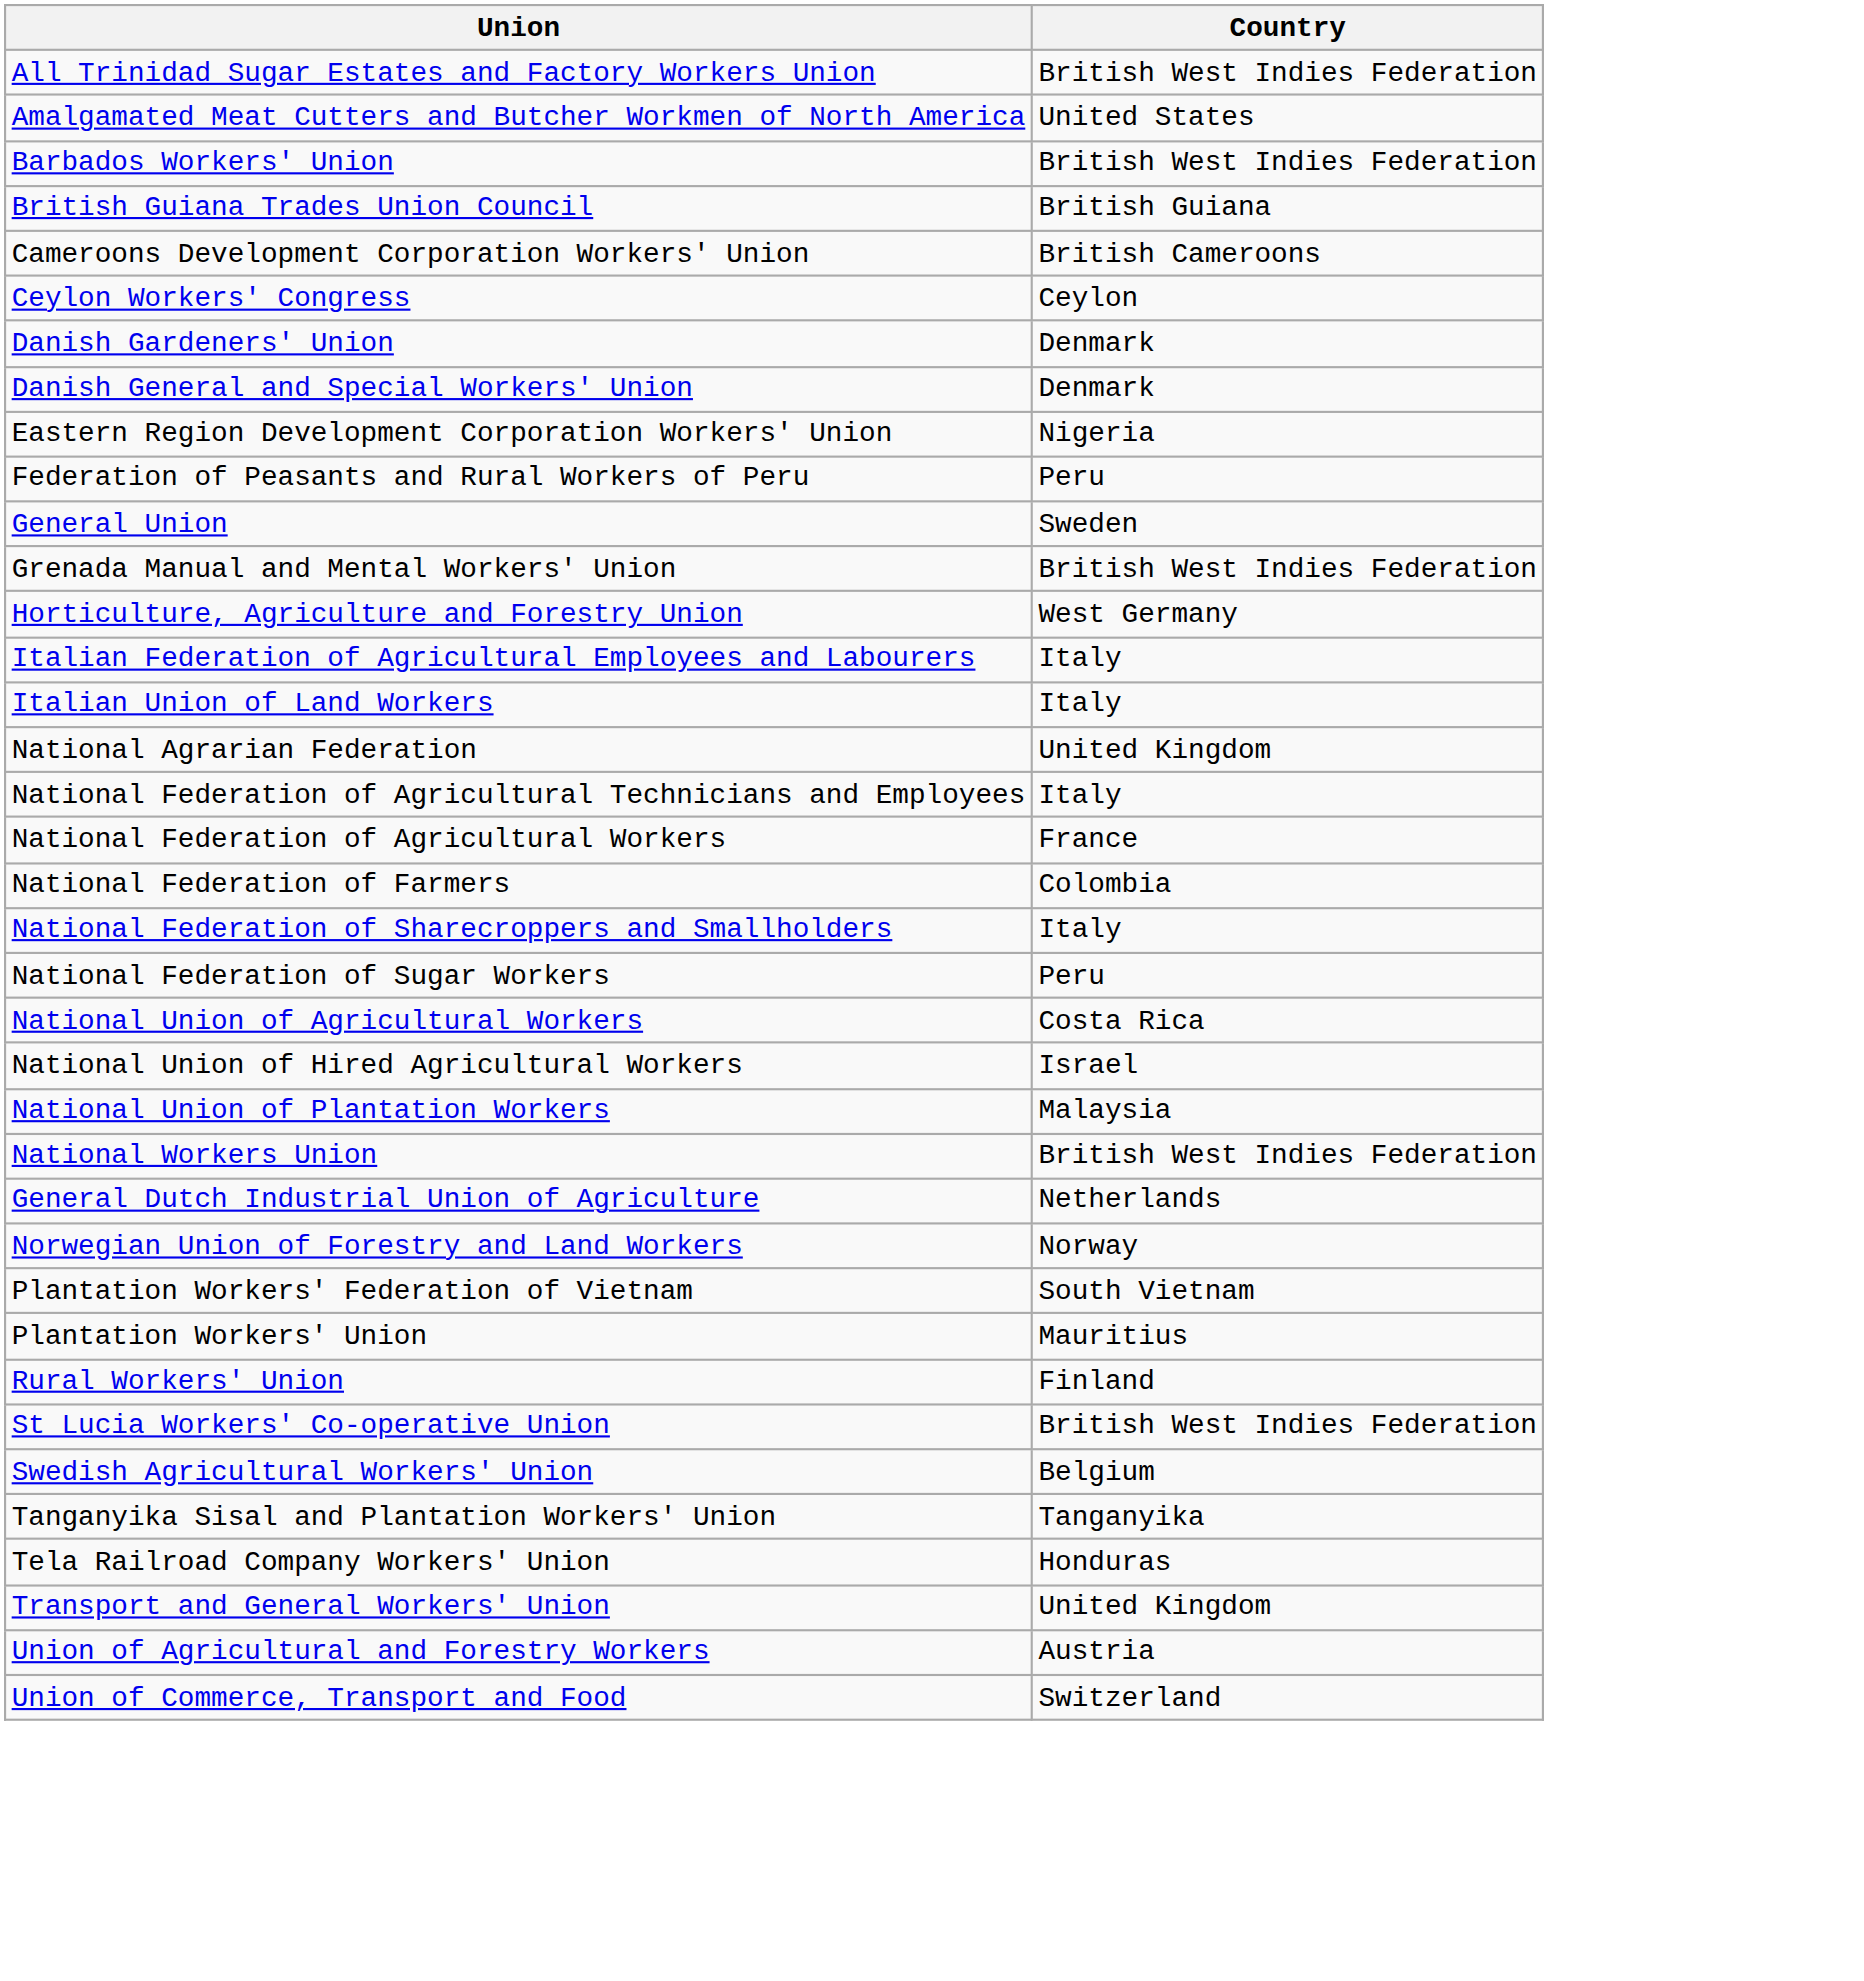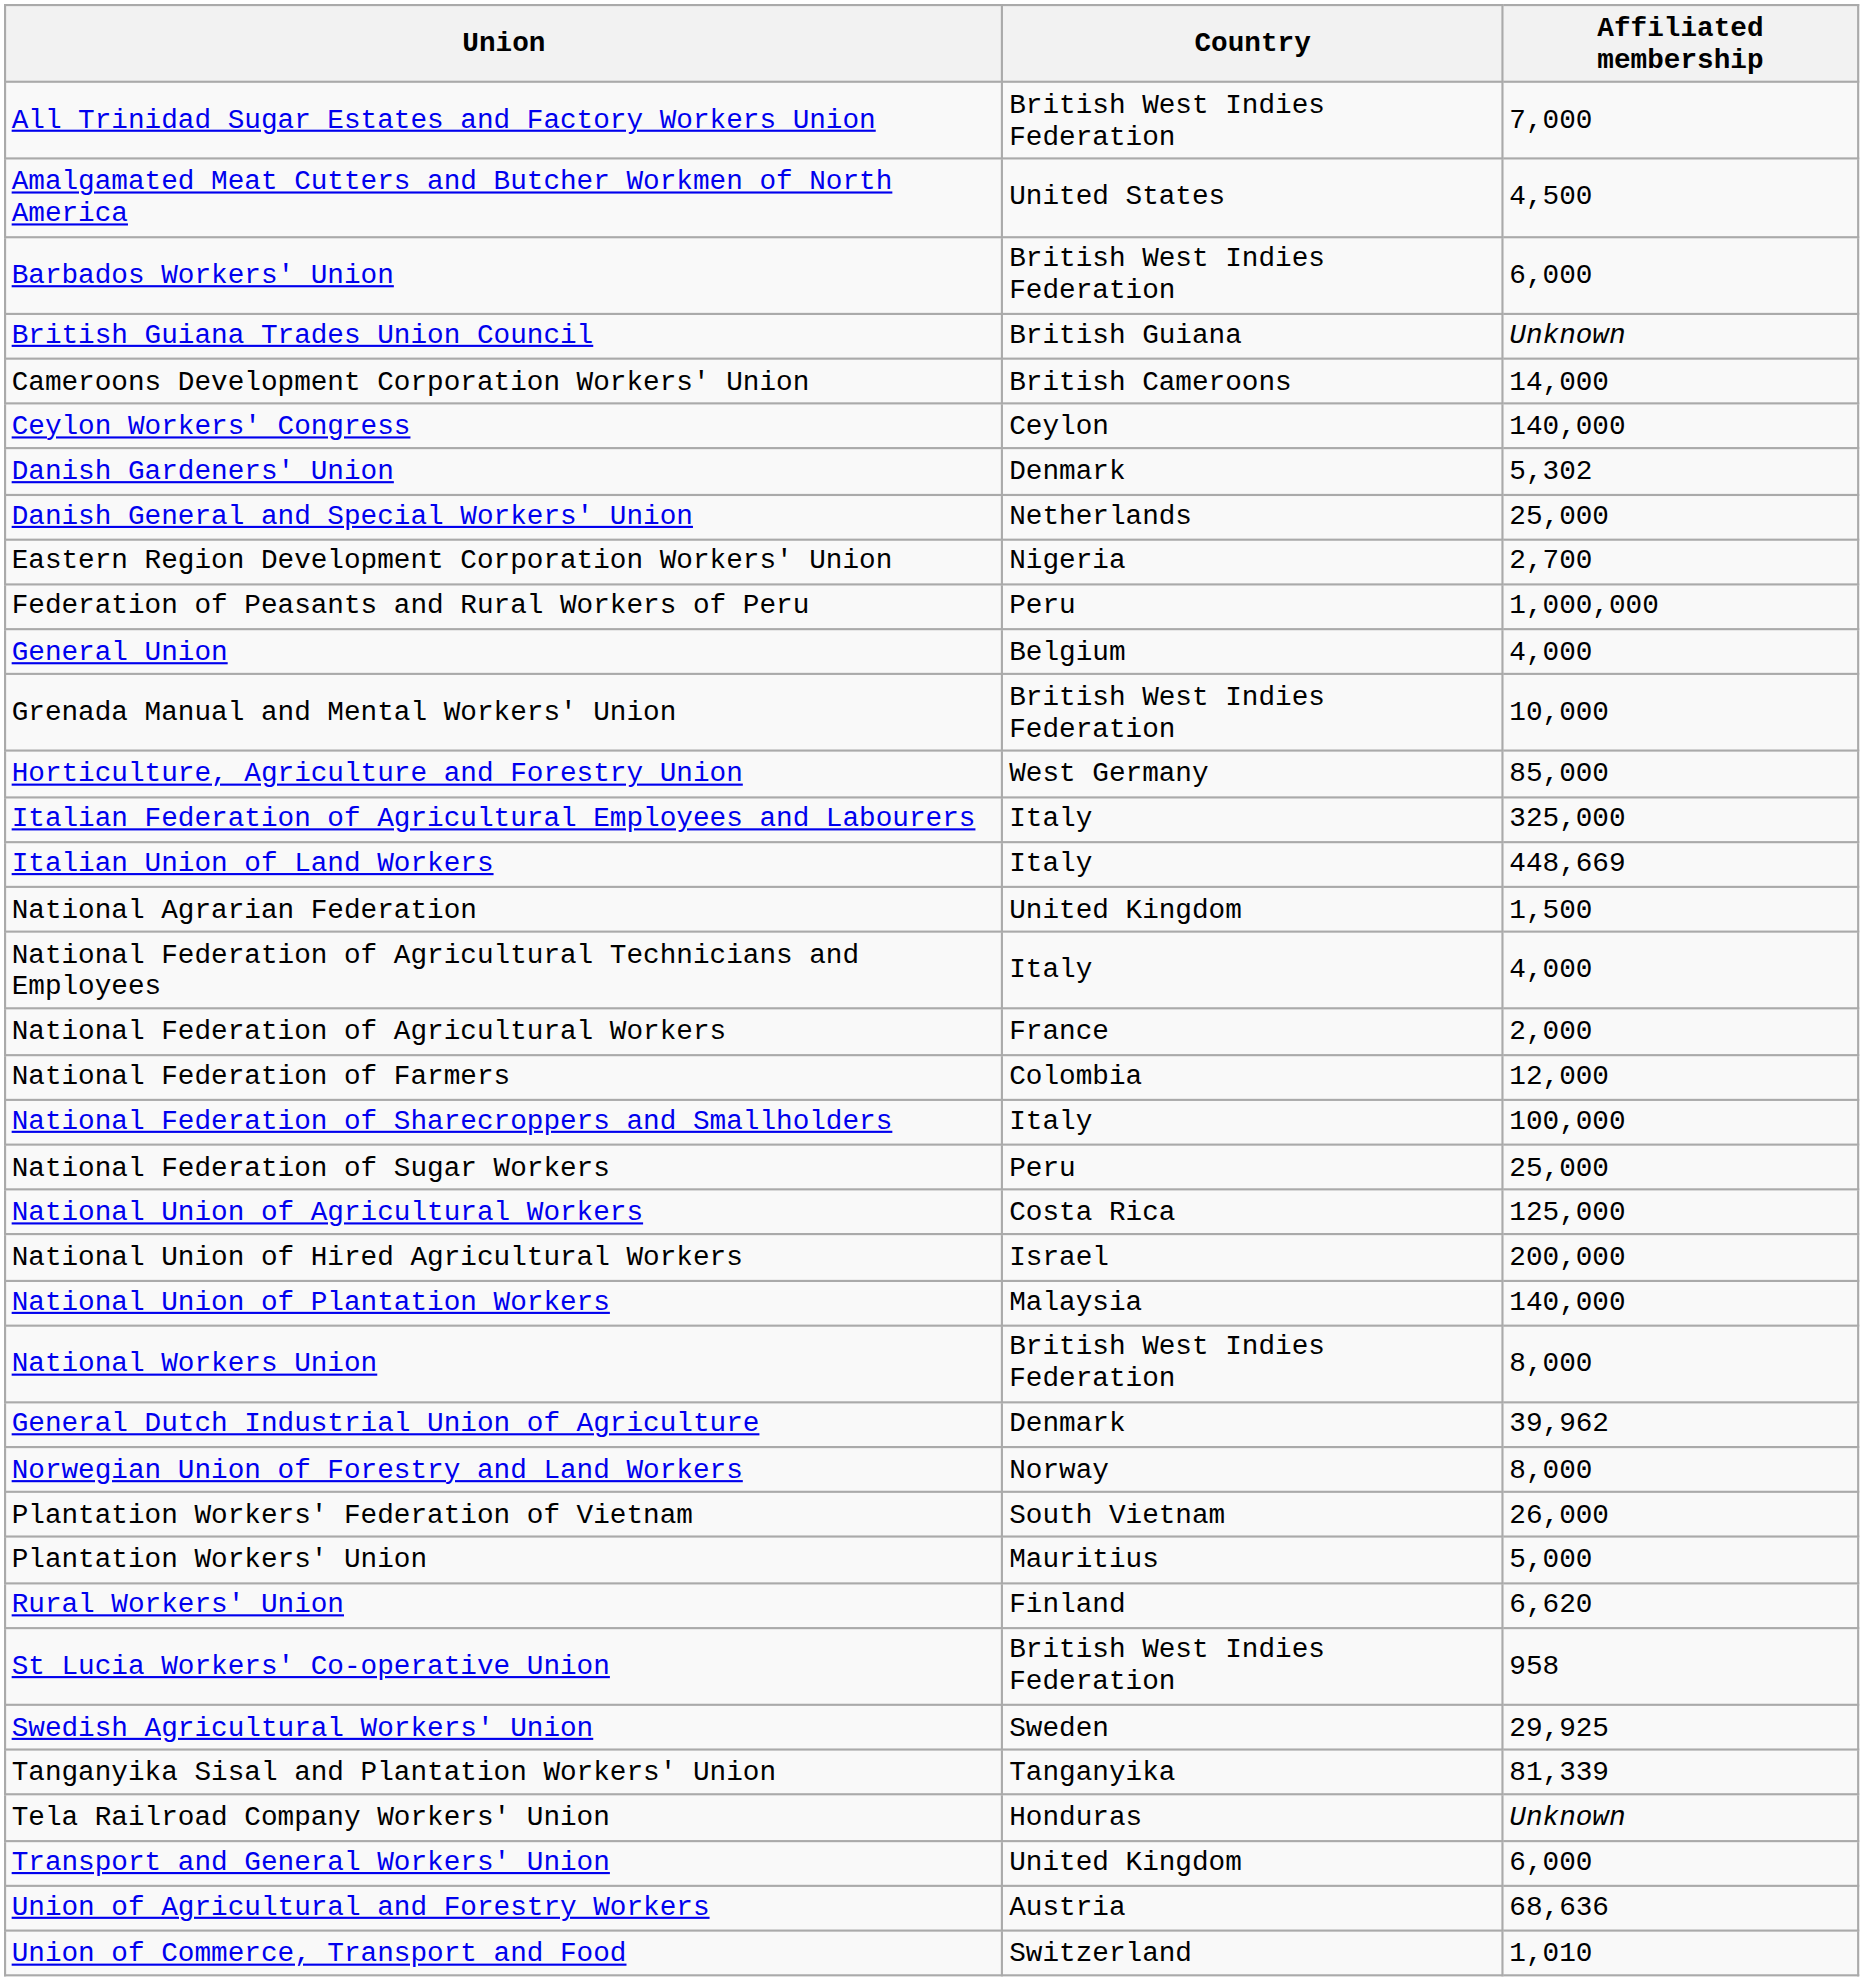+ column: (1680, 44)
(1097, 389) Denmark -> (1101, 516) Netherlands
(1088, 524) Sweden -> (1067, 652) Belgium
(1130, 1201) Netherlands -> (1067, 1425) Denmark
(1097, 1472) Belgium -> (1059, 1727) Sweden
